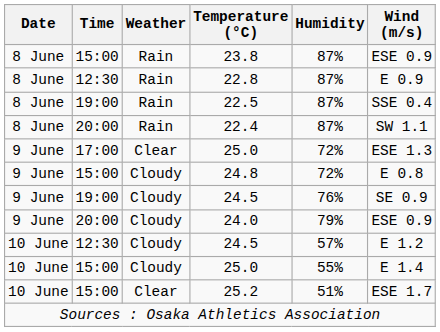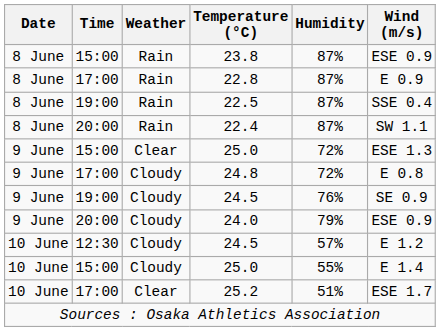(97, 80) 12:30 -> (97, 80) 17:00
(97, 151) 17:00 -> (97, 151) 15:00
(97, 174) 15:00 -> (97, 174) 17:00
(97, 292) 15:00 -> (97, 292) 17:00
